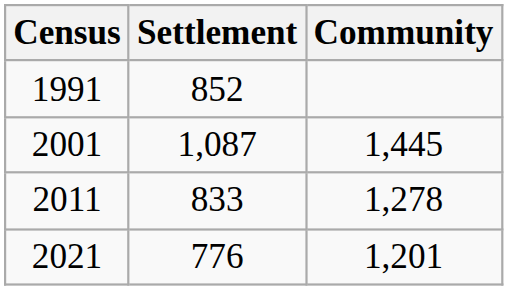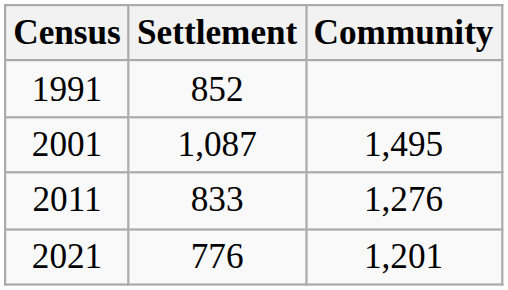(404, 144) 1,445 -> (404, 144) 1,495
(404, 199) 1,278 -> (404, 199) 1,276
